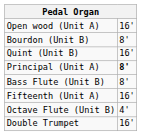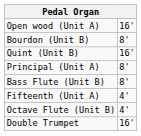(124, 68) bold -> (124, 68) normal
(127, 96) 16' -> (124, 96) 4'
